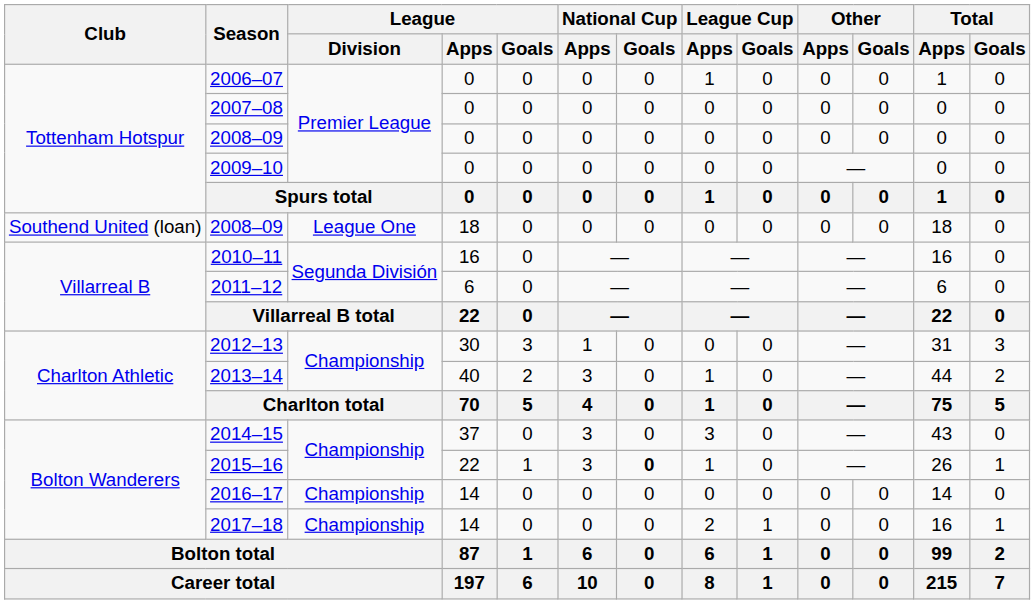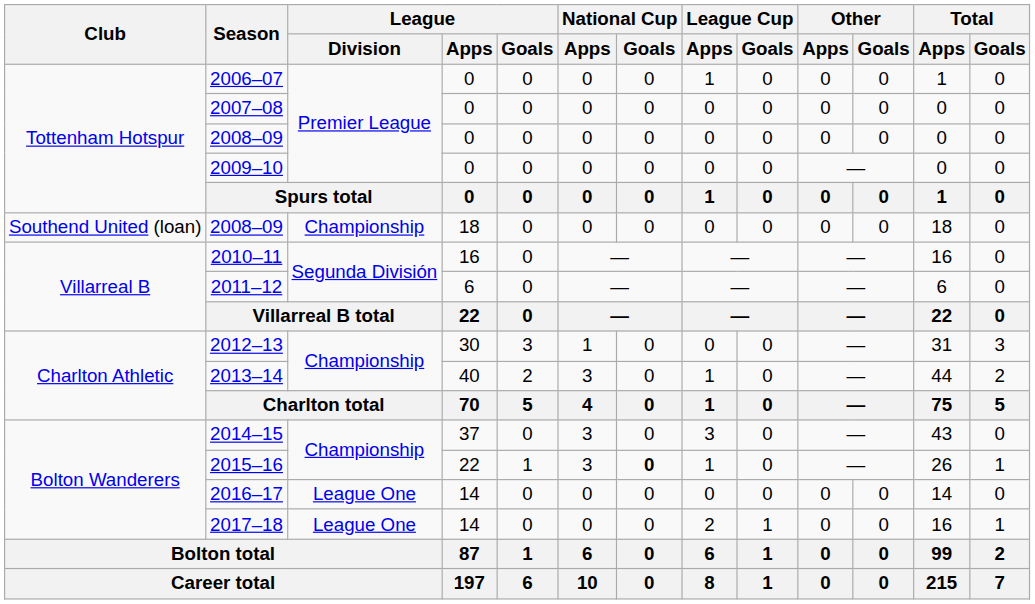(364, 227) League One -> (364, 227) Championship
(364, 494) Championship -> (364, 494) League One
(364, 524) Championship -> (364, 524) League One
